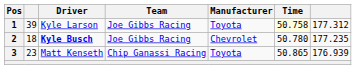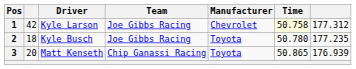(31, 26) 39 -> (31, 26) 42
(226, 26) Toyota -> (234, 26) Chevrolet
(67, 40) bold -> (67, 40) normal
(234, 40) Chevrolet -> (226, 40) Toyota
(31, 54) 23 -> (31, 54) 20
